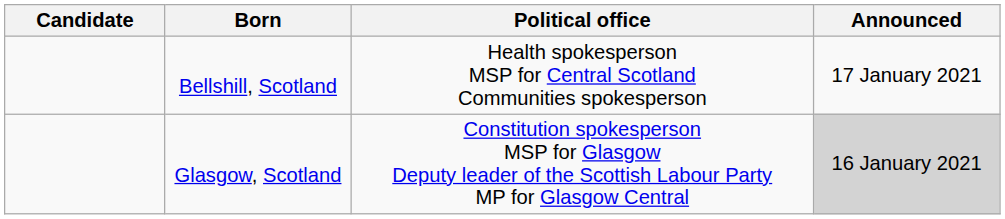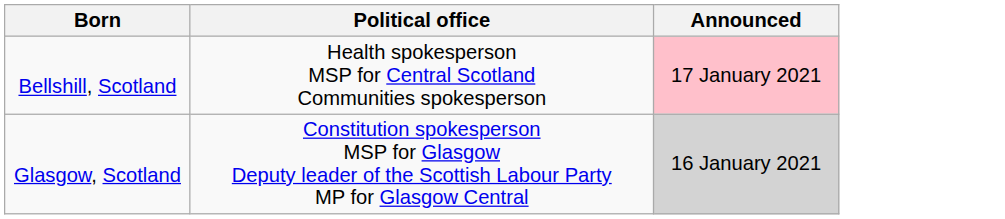- column: (85, 20)
(907, 75) no background -> (746, 75) pink background
